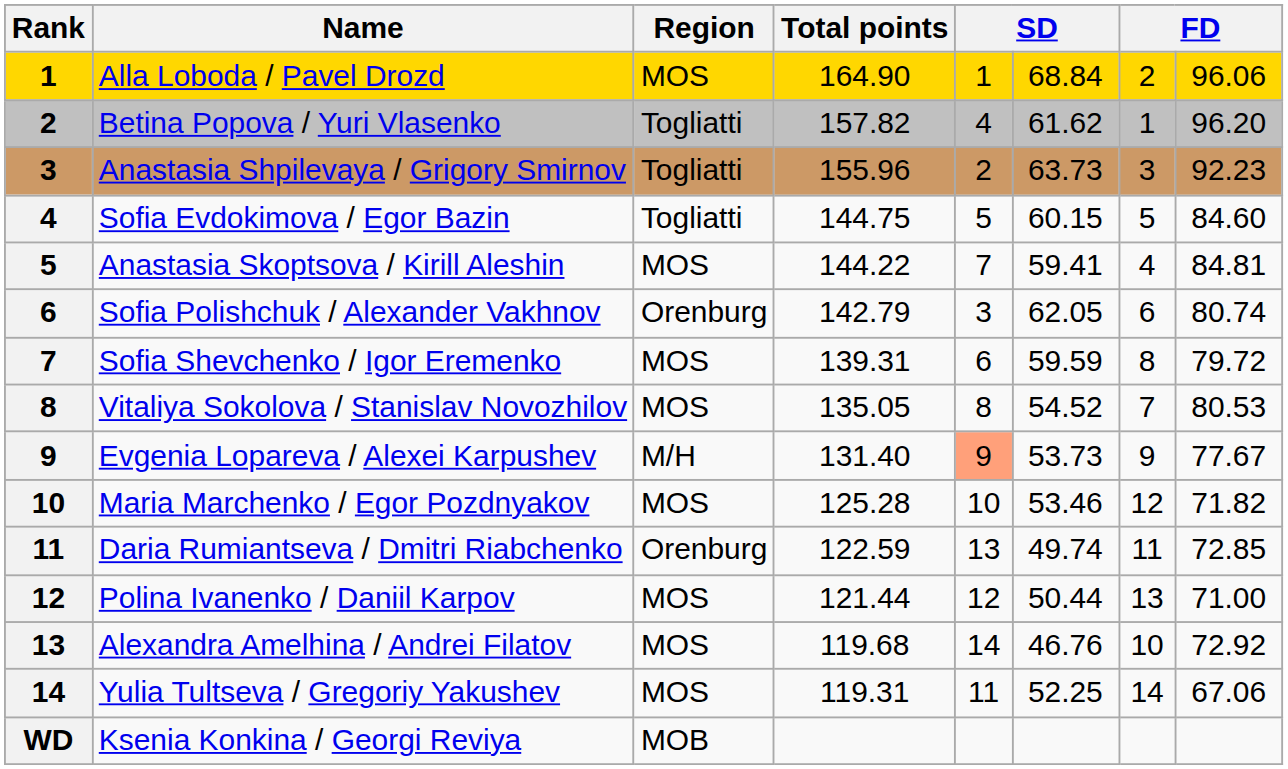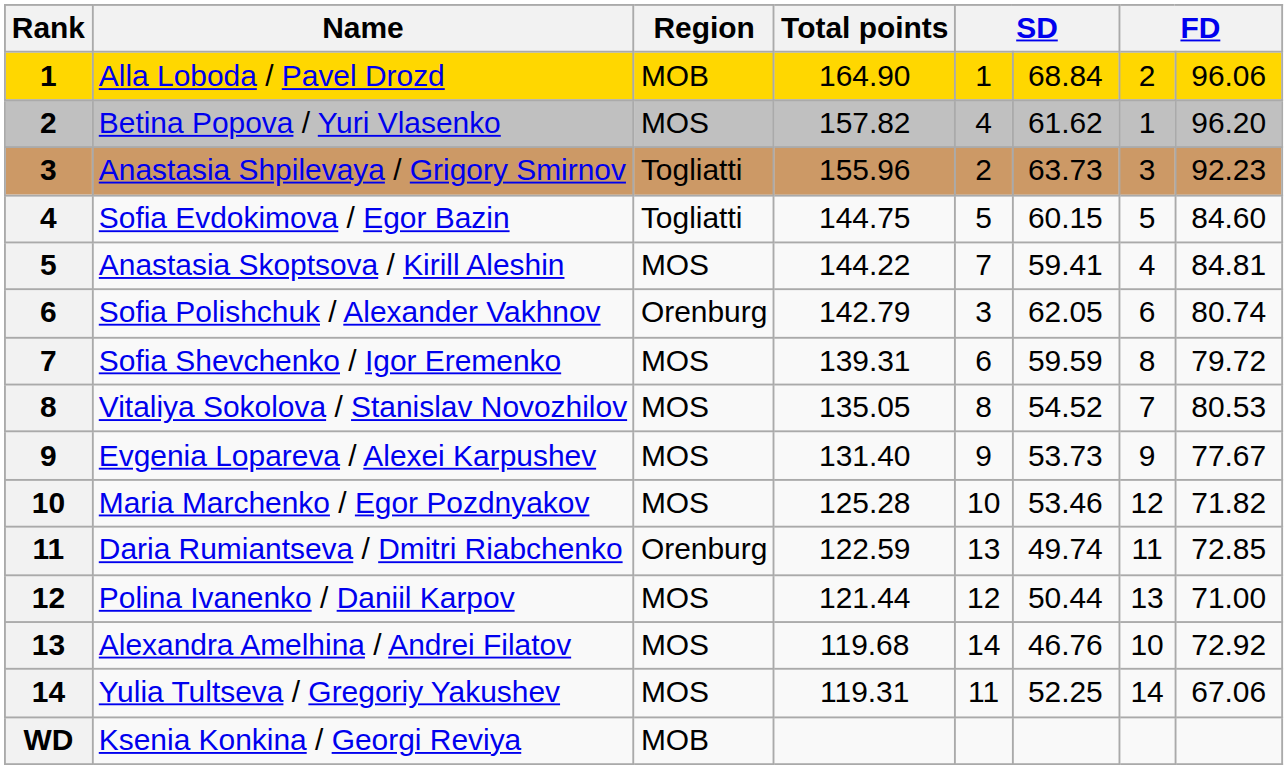(675, 75) MOS -> (675, 75) MOB
(692, 123) Togliatti -> (675, 123) MOS
(668, 455) M/H -> (675, 455) MOS
(984, 455) lightsalmon background -> (984, 455) no background
